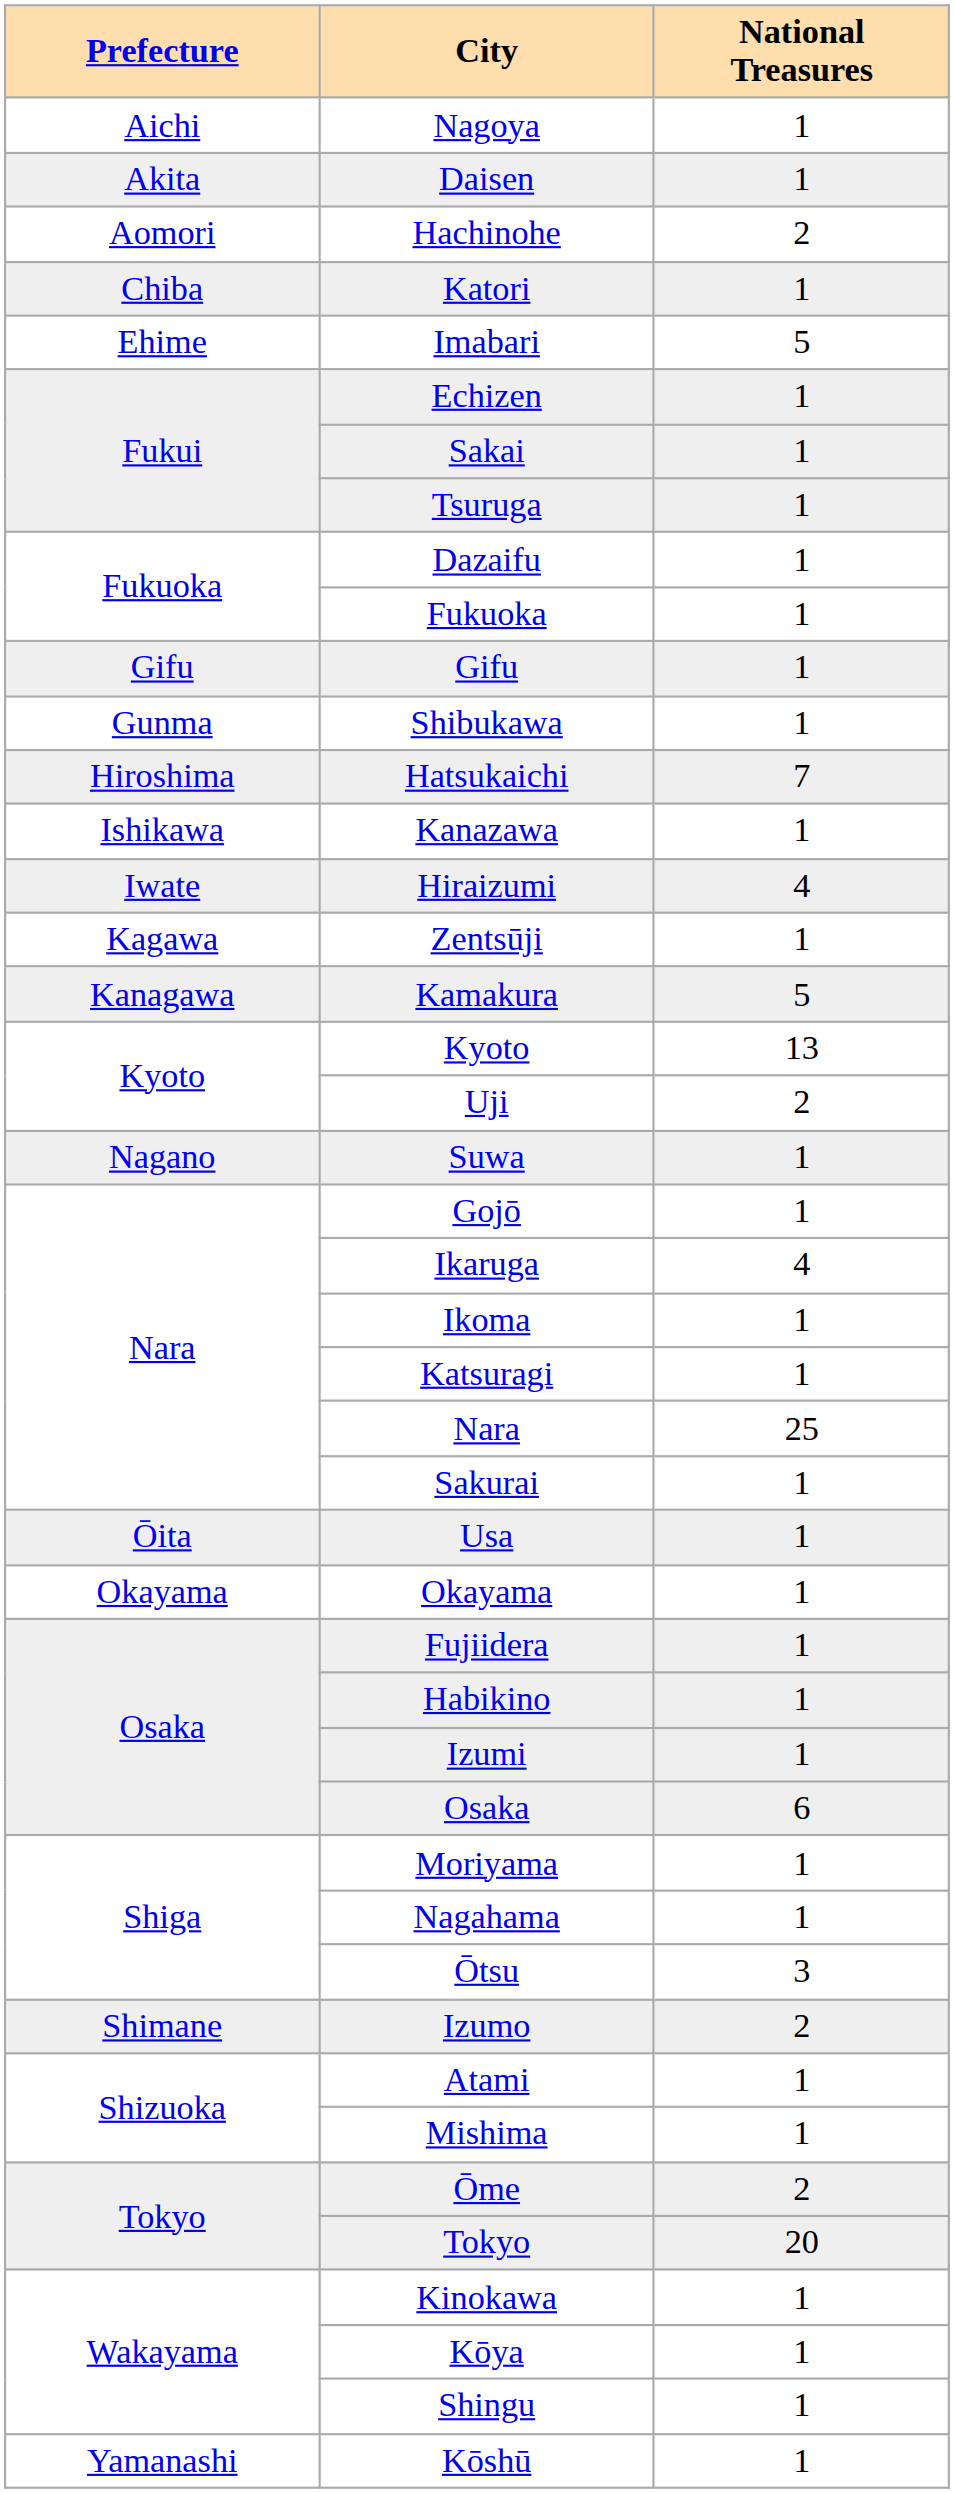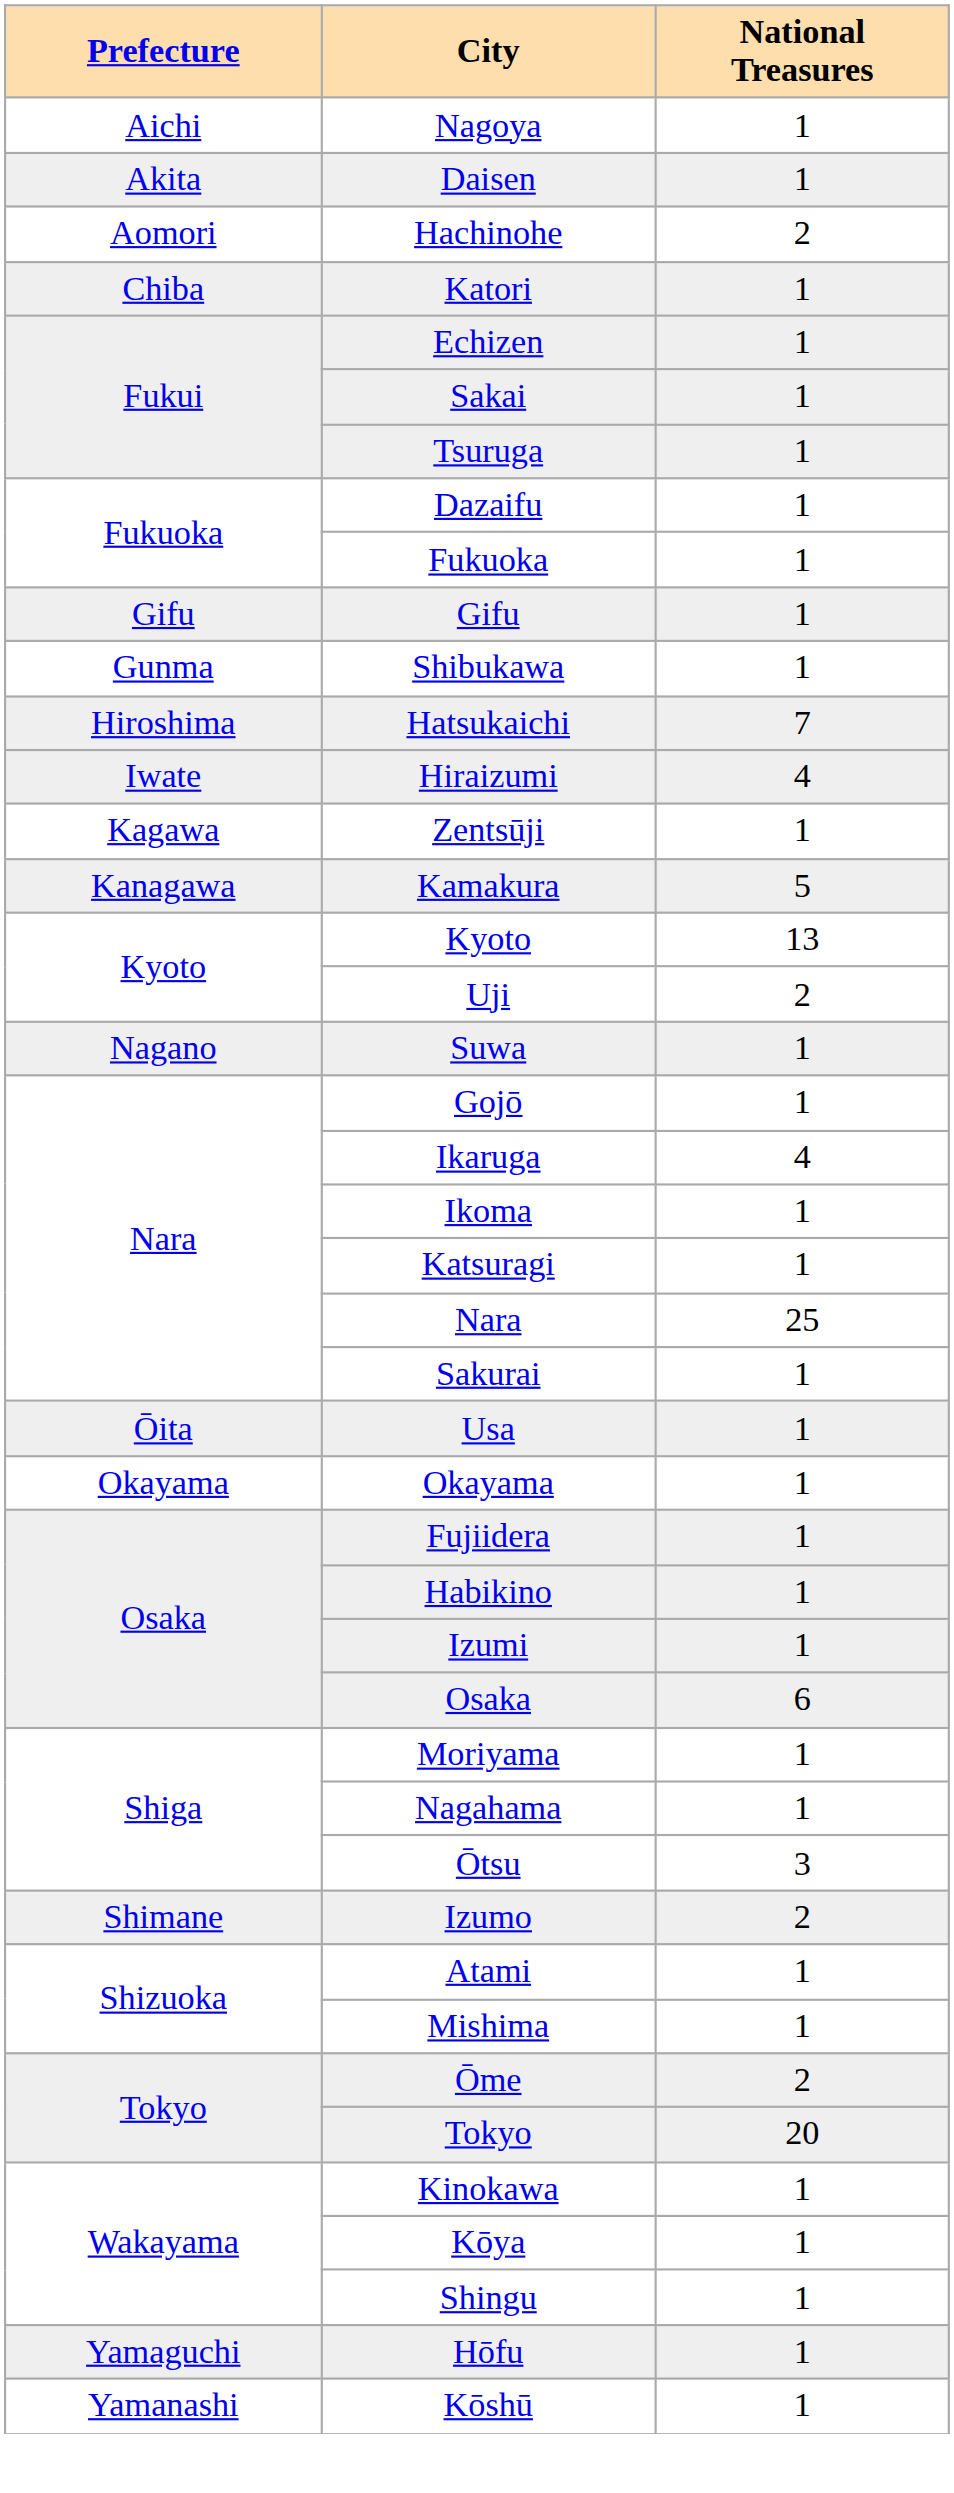- row: (487, 341)
- row: (487, 830)
+ row: (488, 2351)
